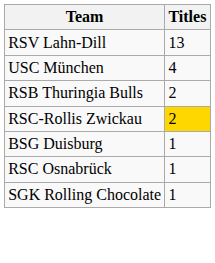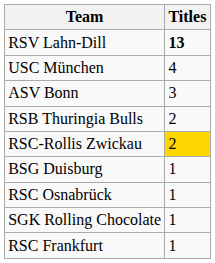(176, 42) normal -> (176, 42) bold
+ row: (43, 93)
+ row: (56, 245)
